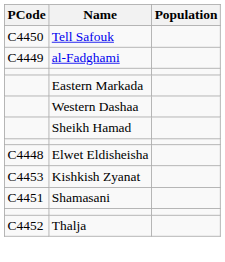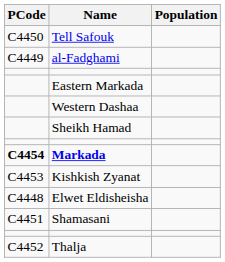+ row: (26, 155)
rows swapped: (25, 176) <-> (25, 155)
